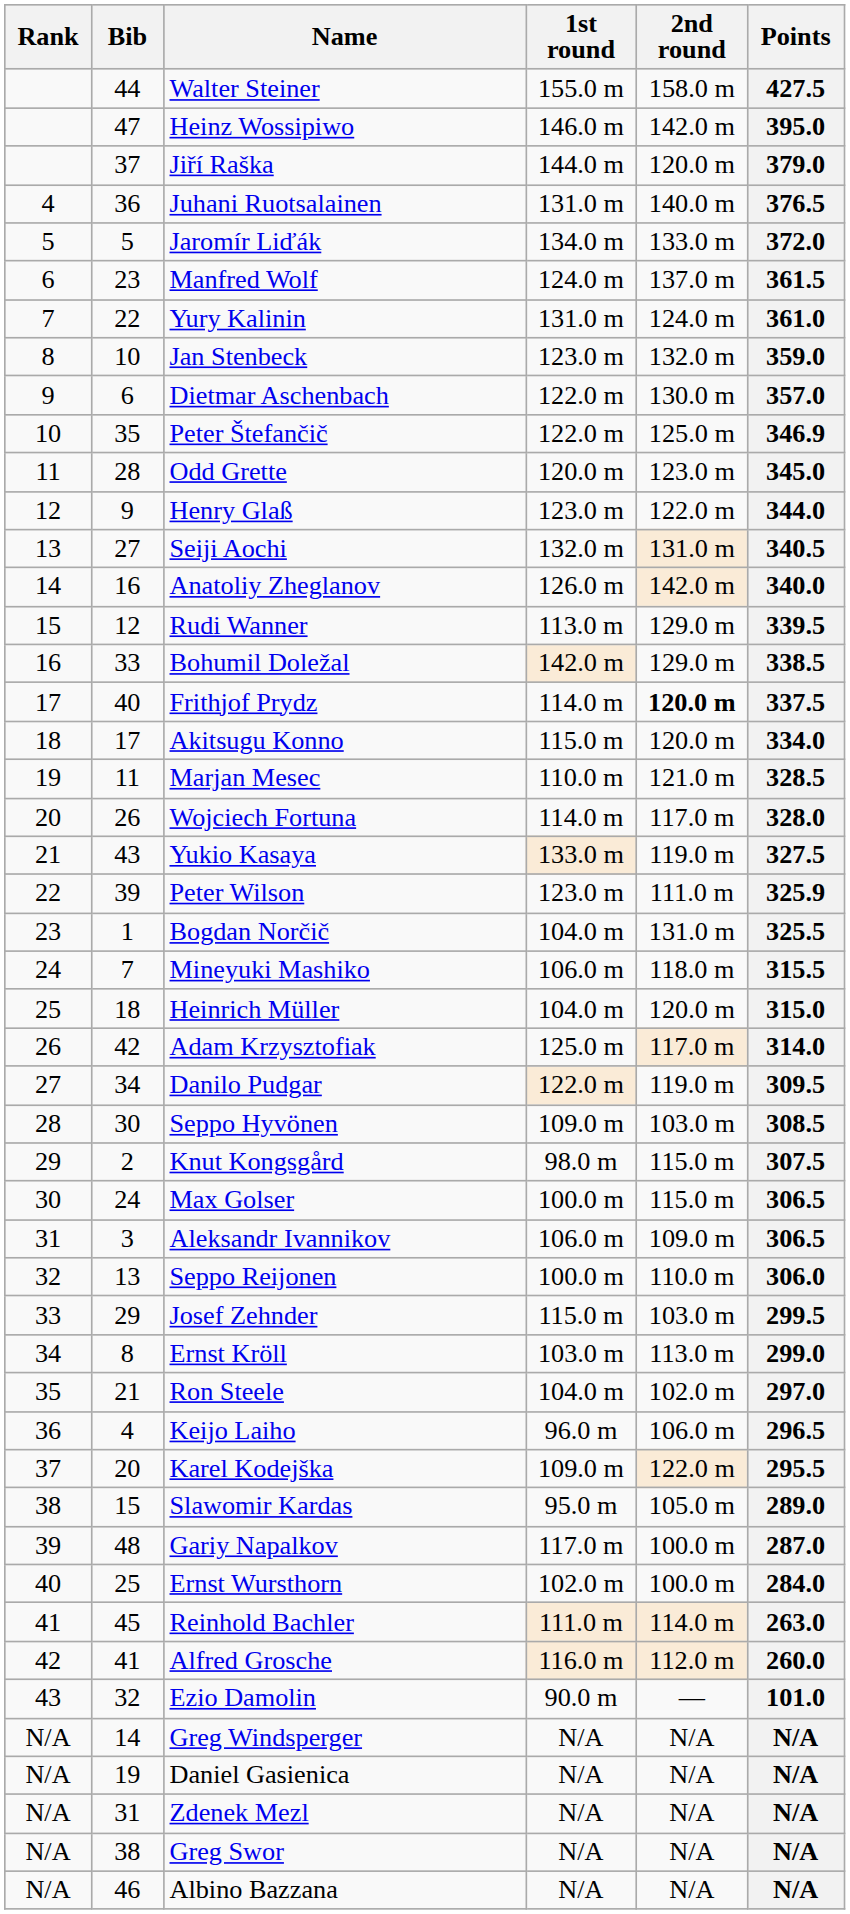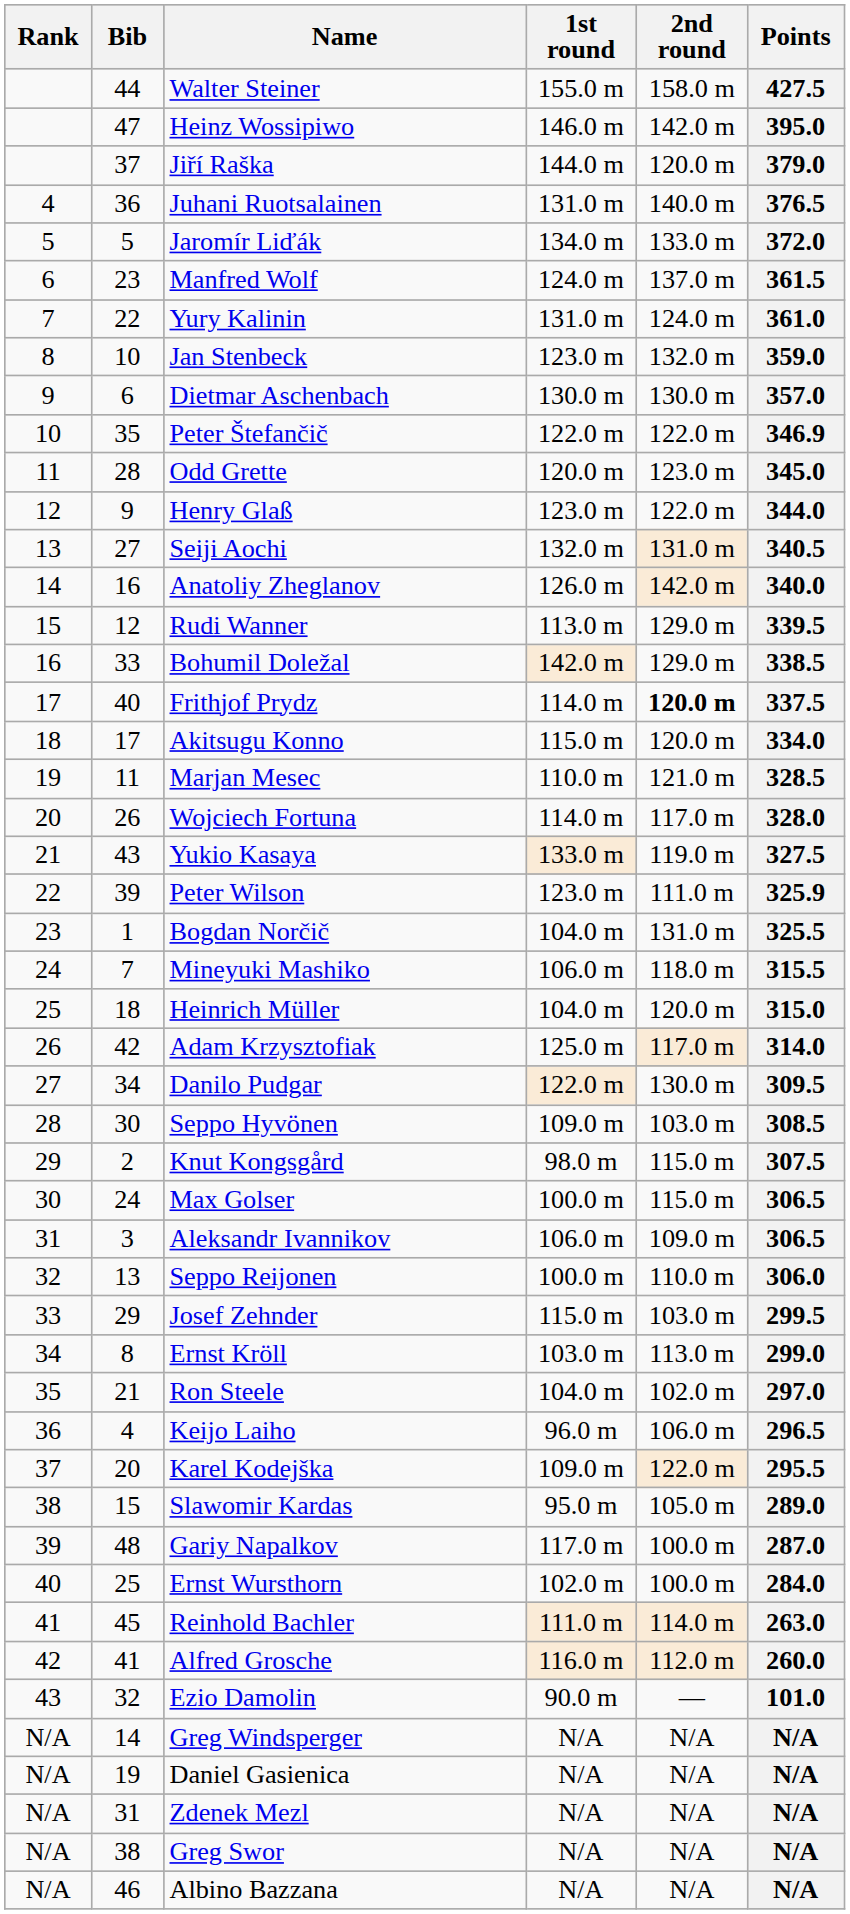(581, 394) 122.0 m -> (581, 394) 130.0 m
(692, 433) 125.0 m -> (692, 433) 122.0 m
(692, 1084) 119.0 m -> (692, 1084) 130.0 m
